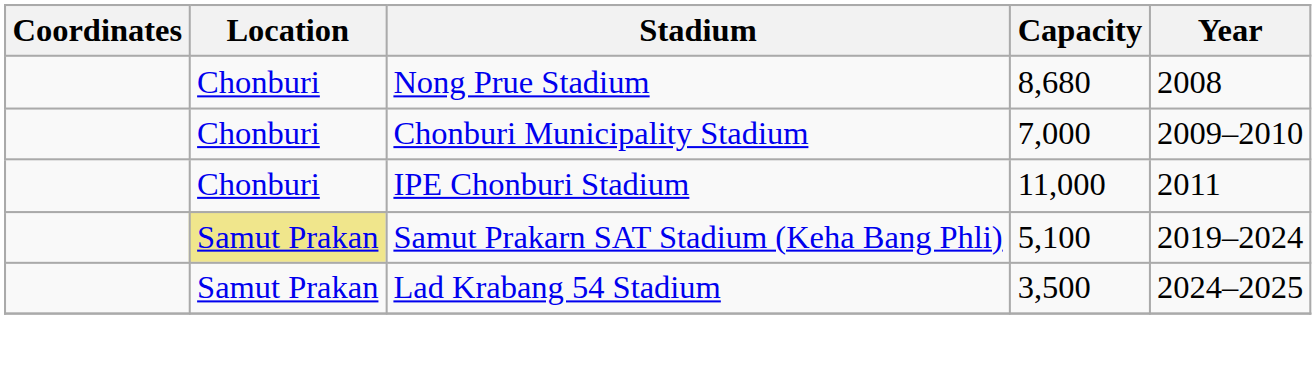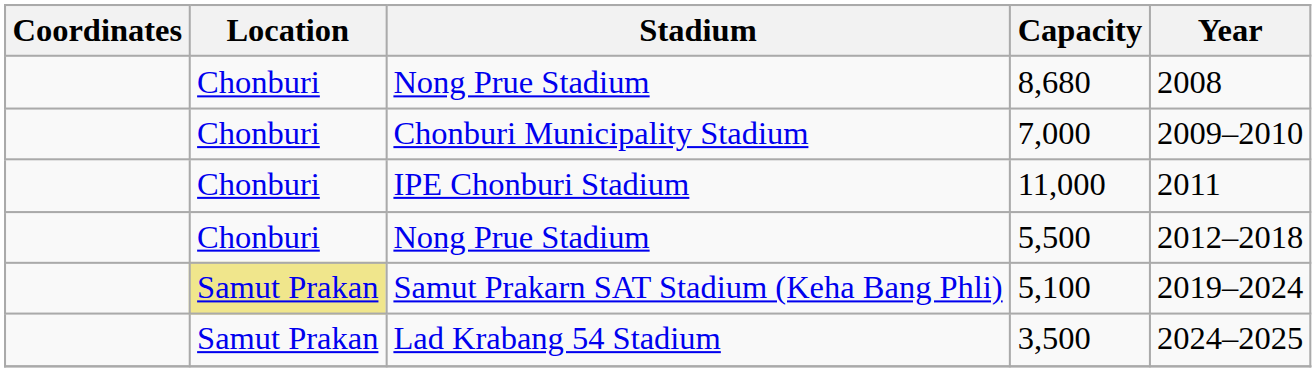+ row: (1054, 236)
